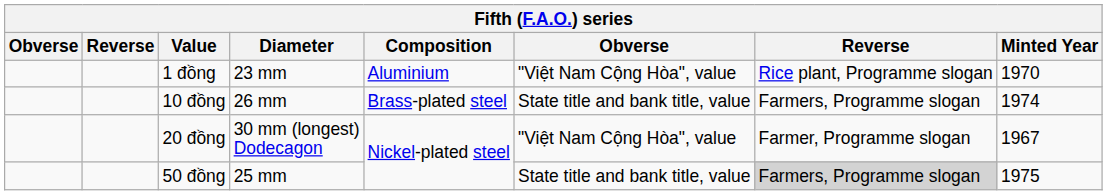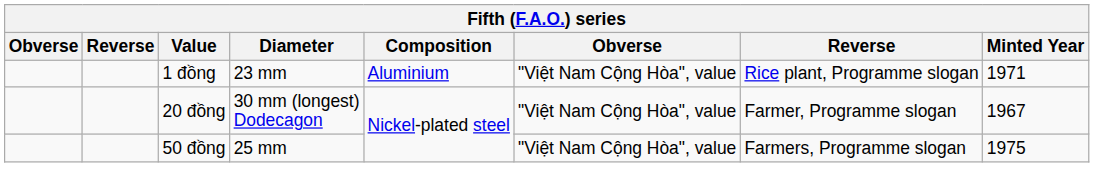(1020, 74) 1970 -> (1006, 74) 1971
- row: (194, 101)
(634, 176) State title and bank title, value -> (627, 148) "Việt Nam Cộng Hòa", value
(869, 176) lightgrey background -> (855, 148) no background
